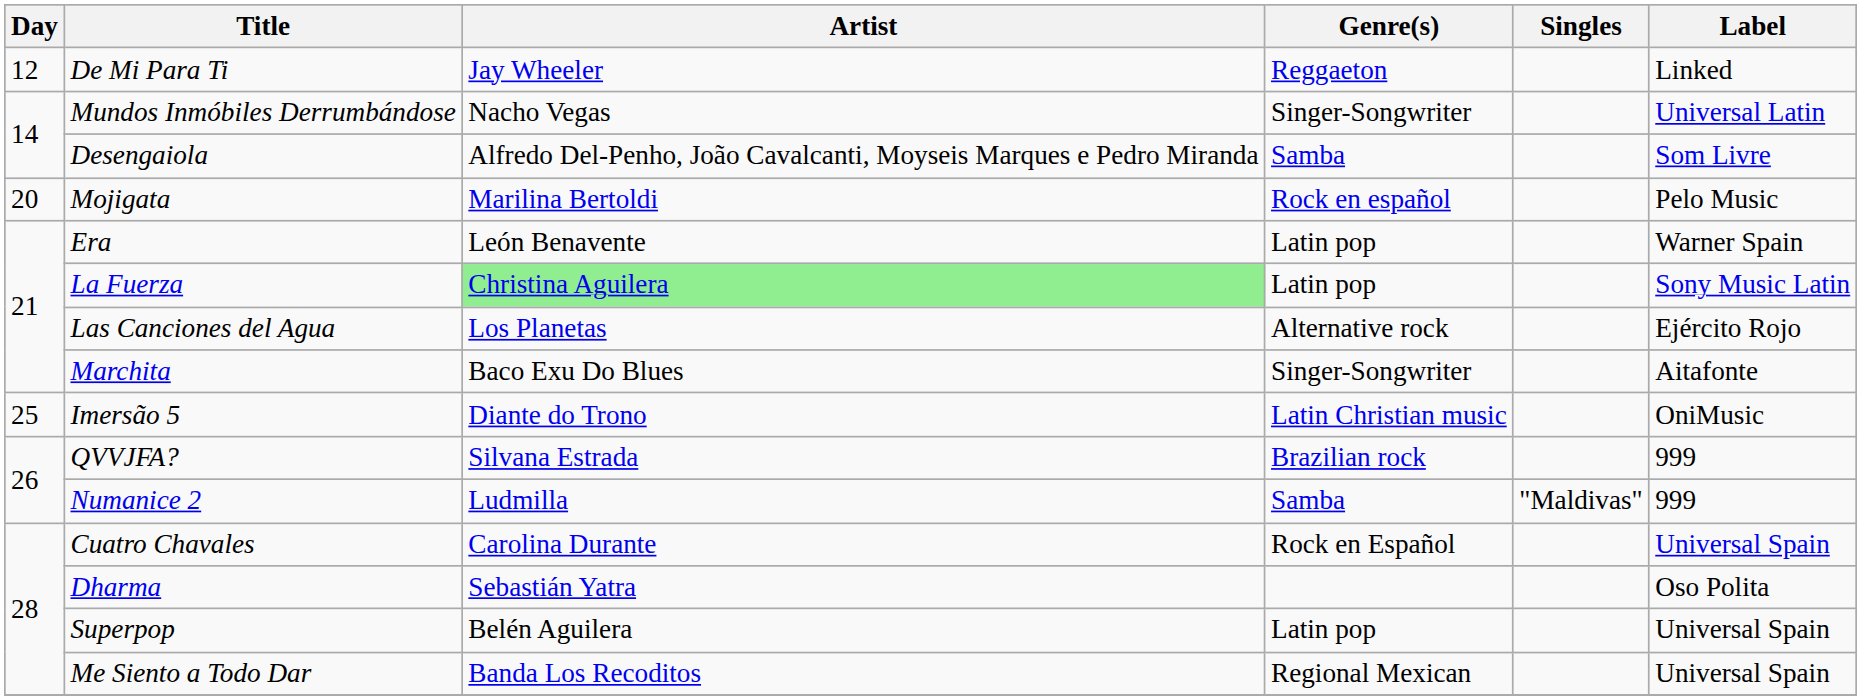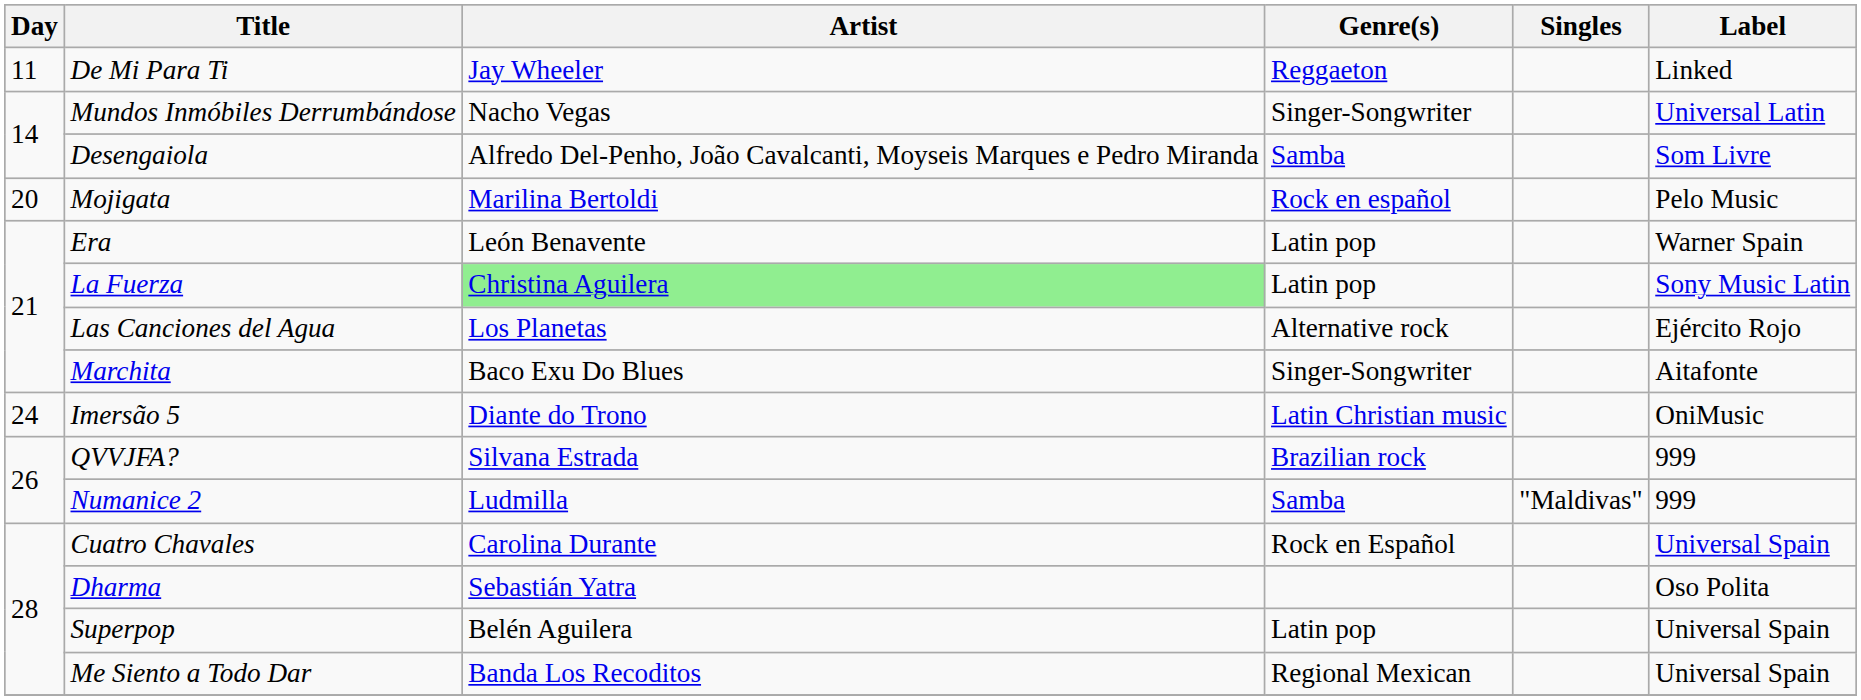(25, 69) 12 -> (24, 69) 11
(25, 414) 25 -> (25, 414) 24
